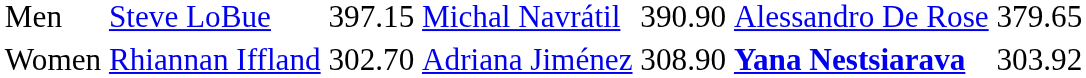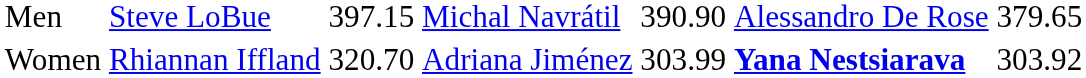(371, 59) 302.70 -> (371, 59) 320.70
(683, 59) 308.90 -> (683, 59) 303.99
